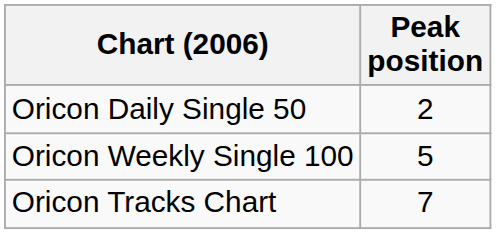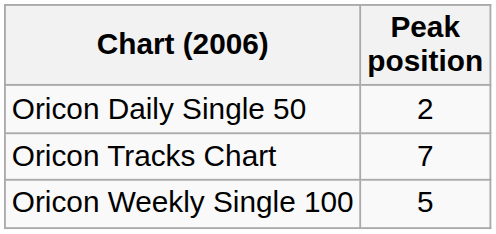rows swapped: (183, 155) <-> (144, 203)
